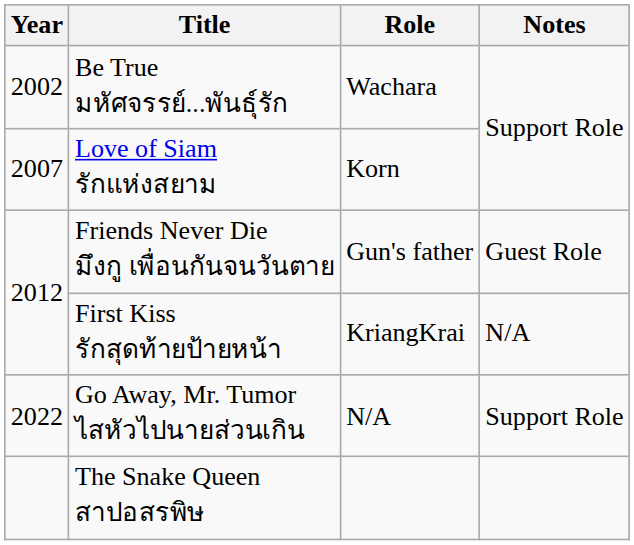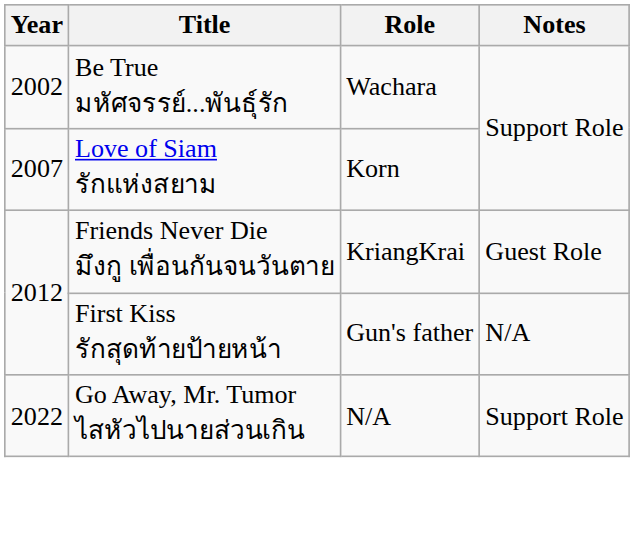(410, 251) Gun's father -> (406, 251) KriangKrai
(406, 333) KriangKrai -> (410, 333) Gun's father
- row: (168, 495)
